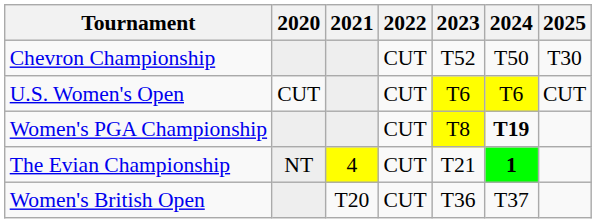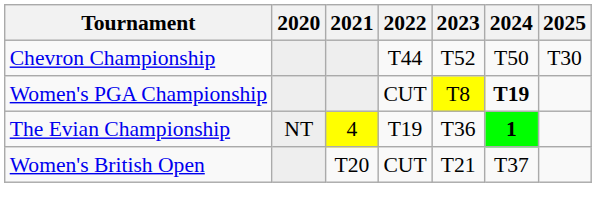(405, 58) CUT -> (405, 58) T44
- row: (97, 93)
(405, 164) CUT -> (405, 129) T19
(458, 164) T21 -> (458, 129) T36
(458, 200) T36 -> (458, 164) T21
